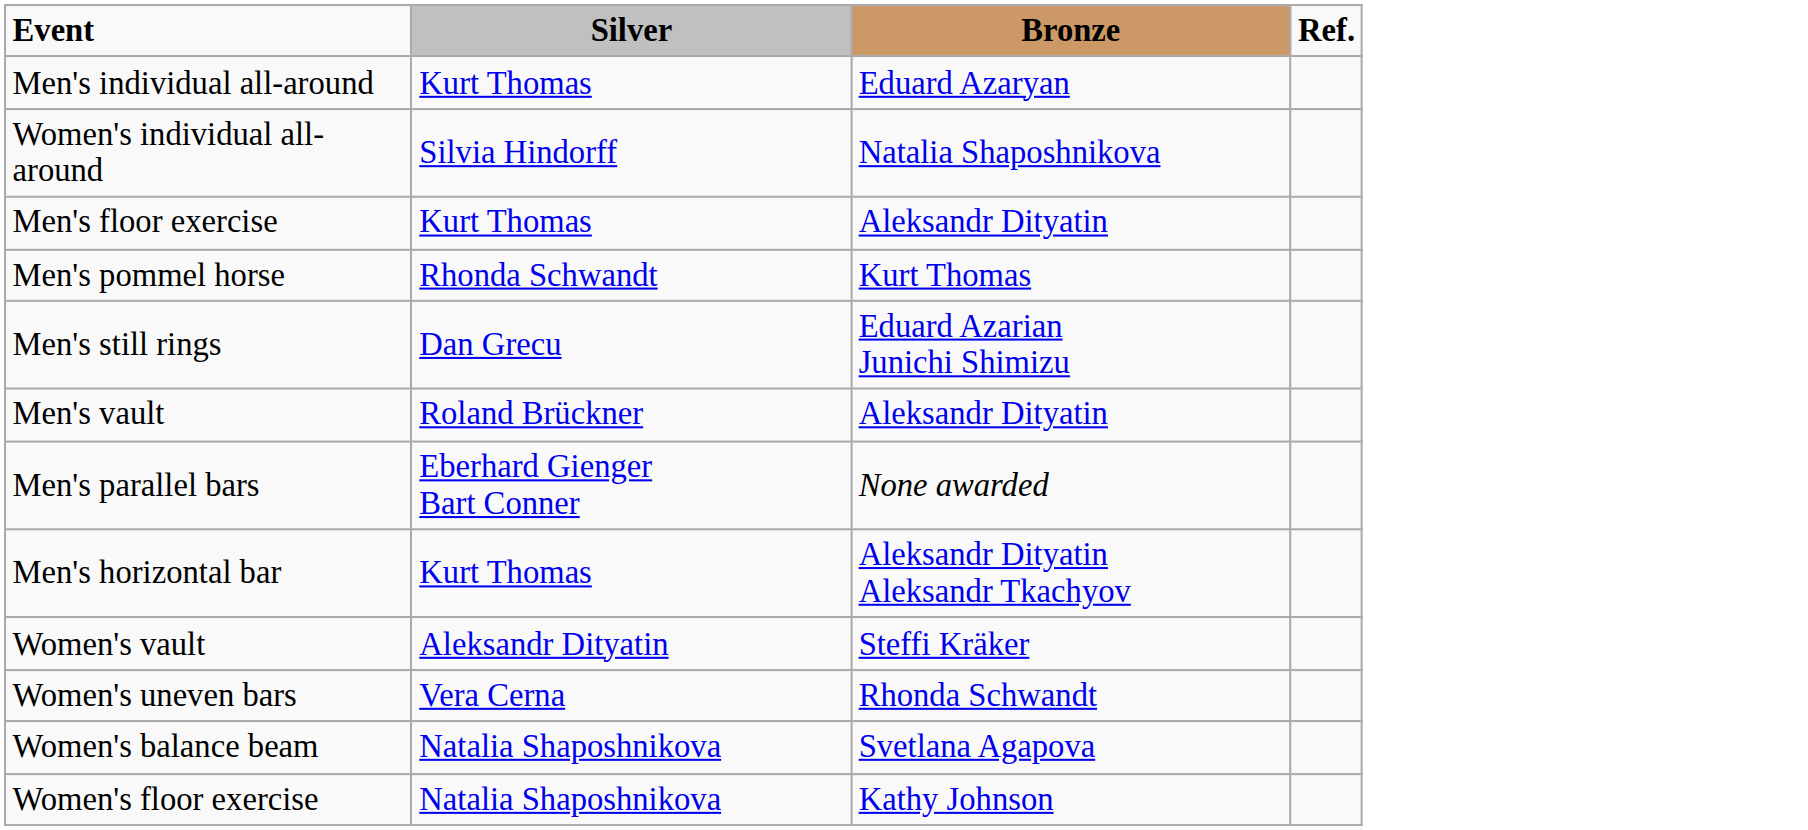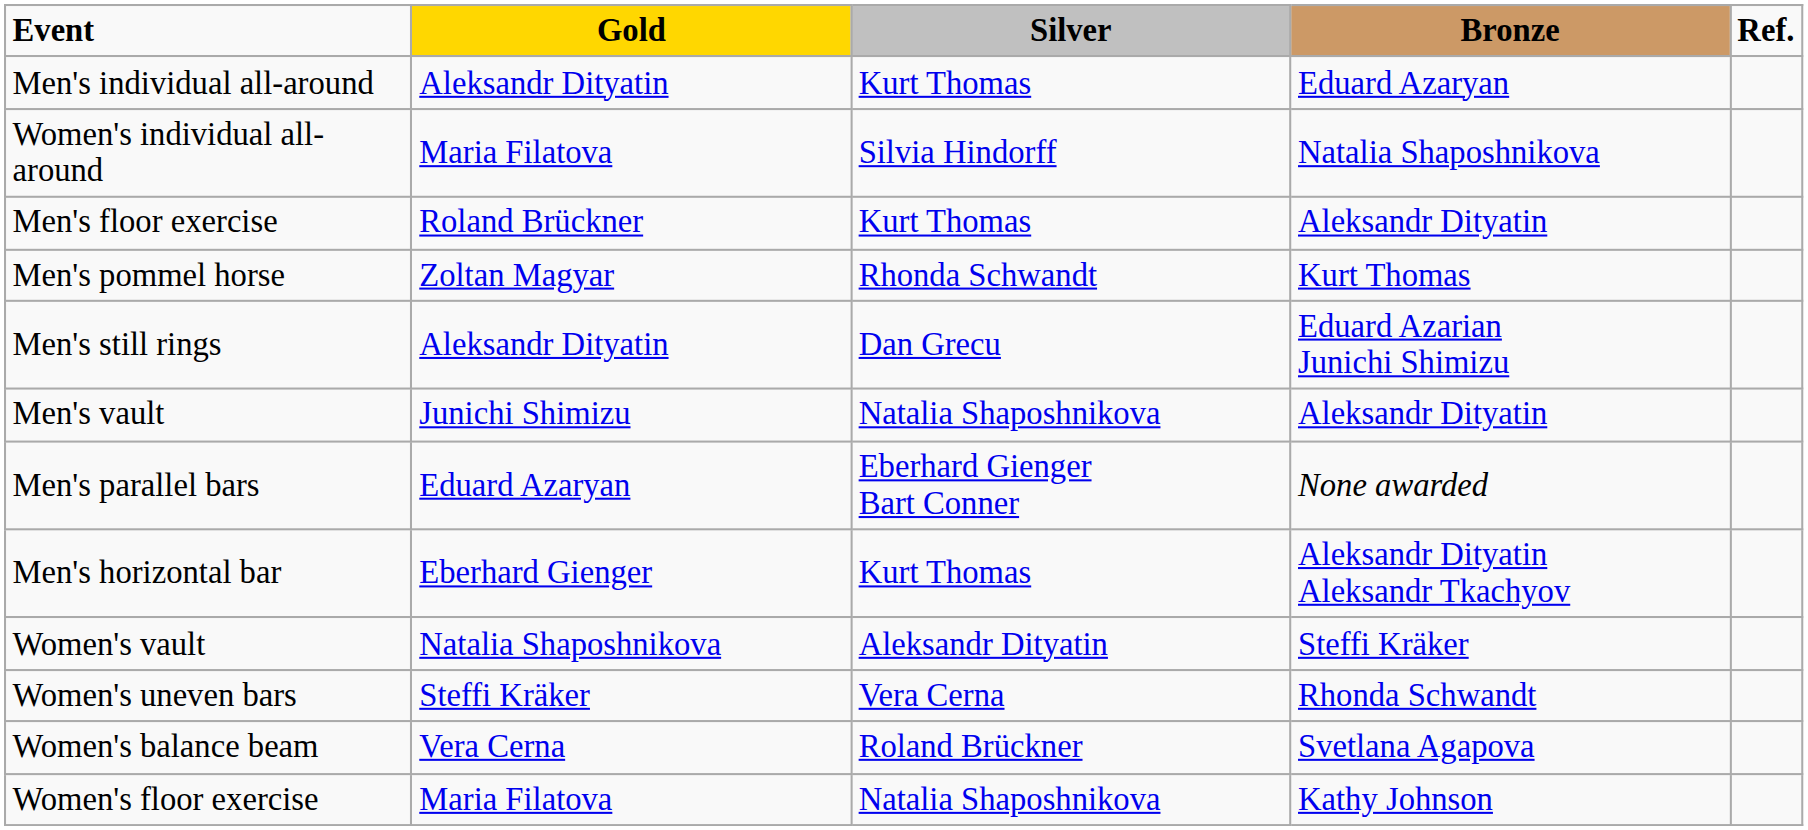+ column: (631, 30)
(531, 414) Roland Brückner -> (1010, 414) Natalia Shaposhnikova
(570, 746) Natalia Shaposhnikova -> (971, 746) Roland Brückner
